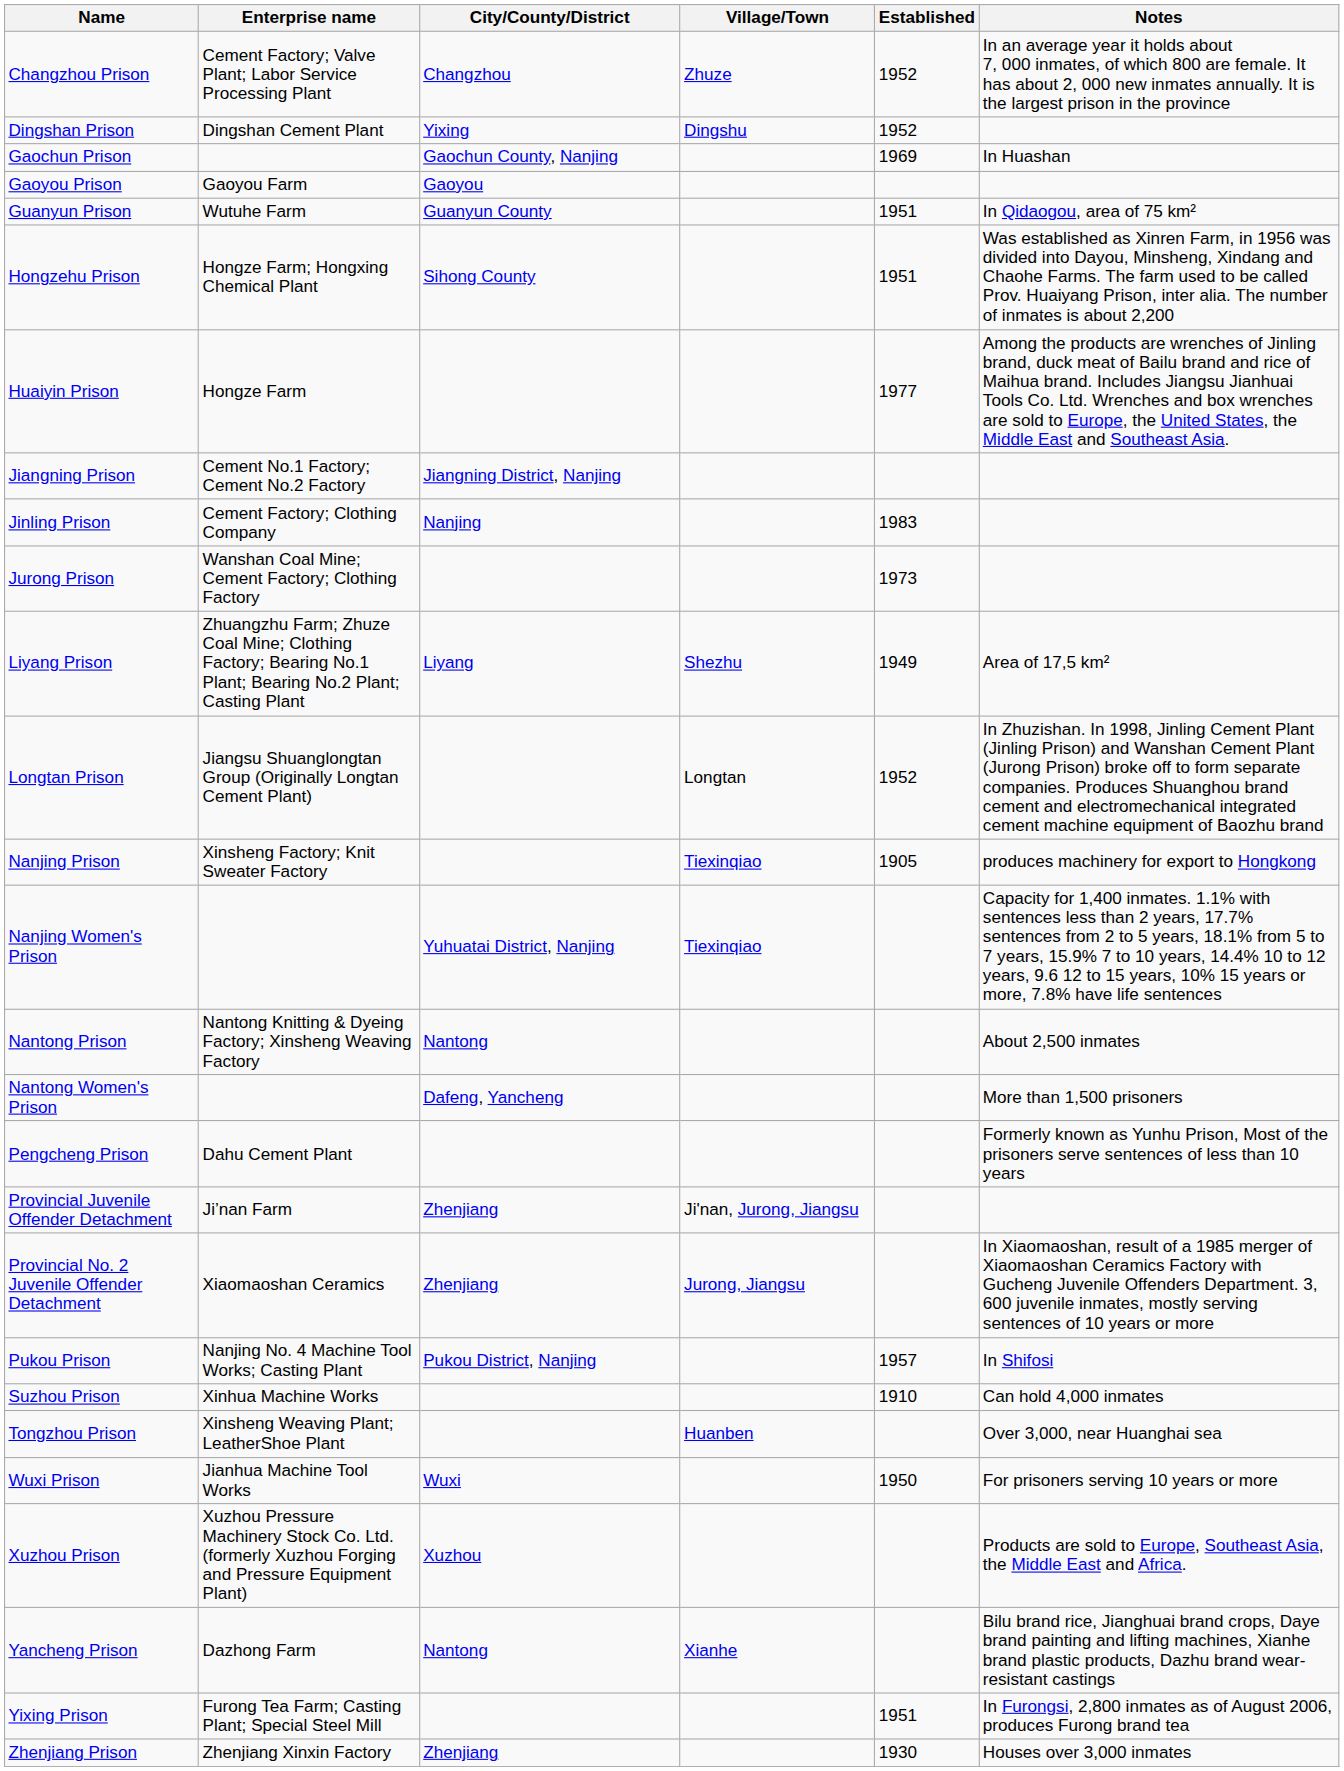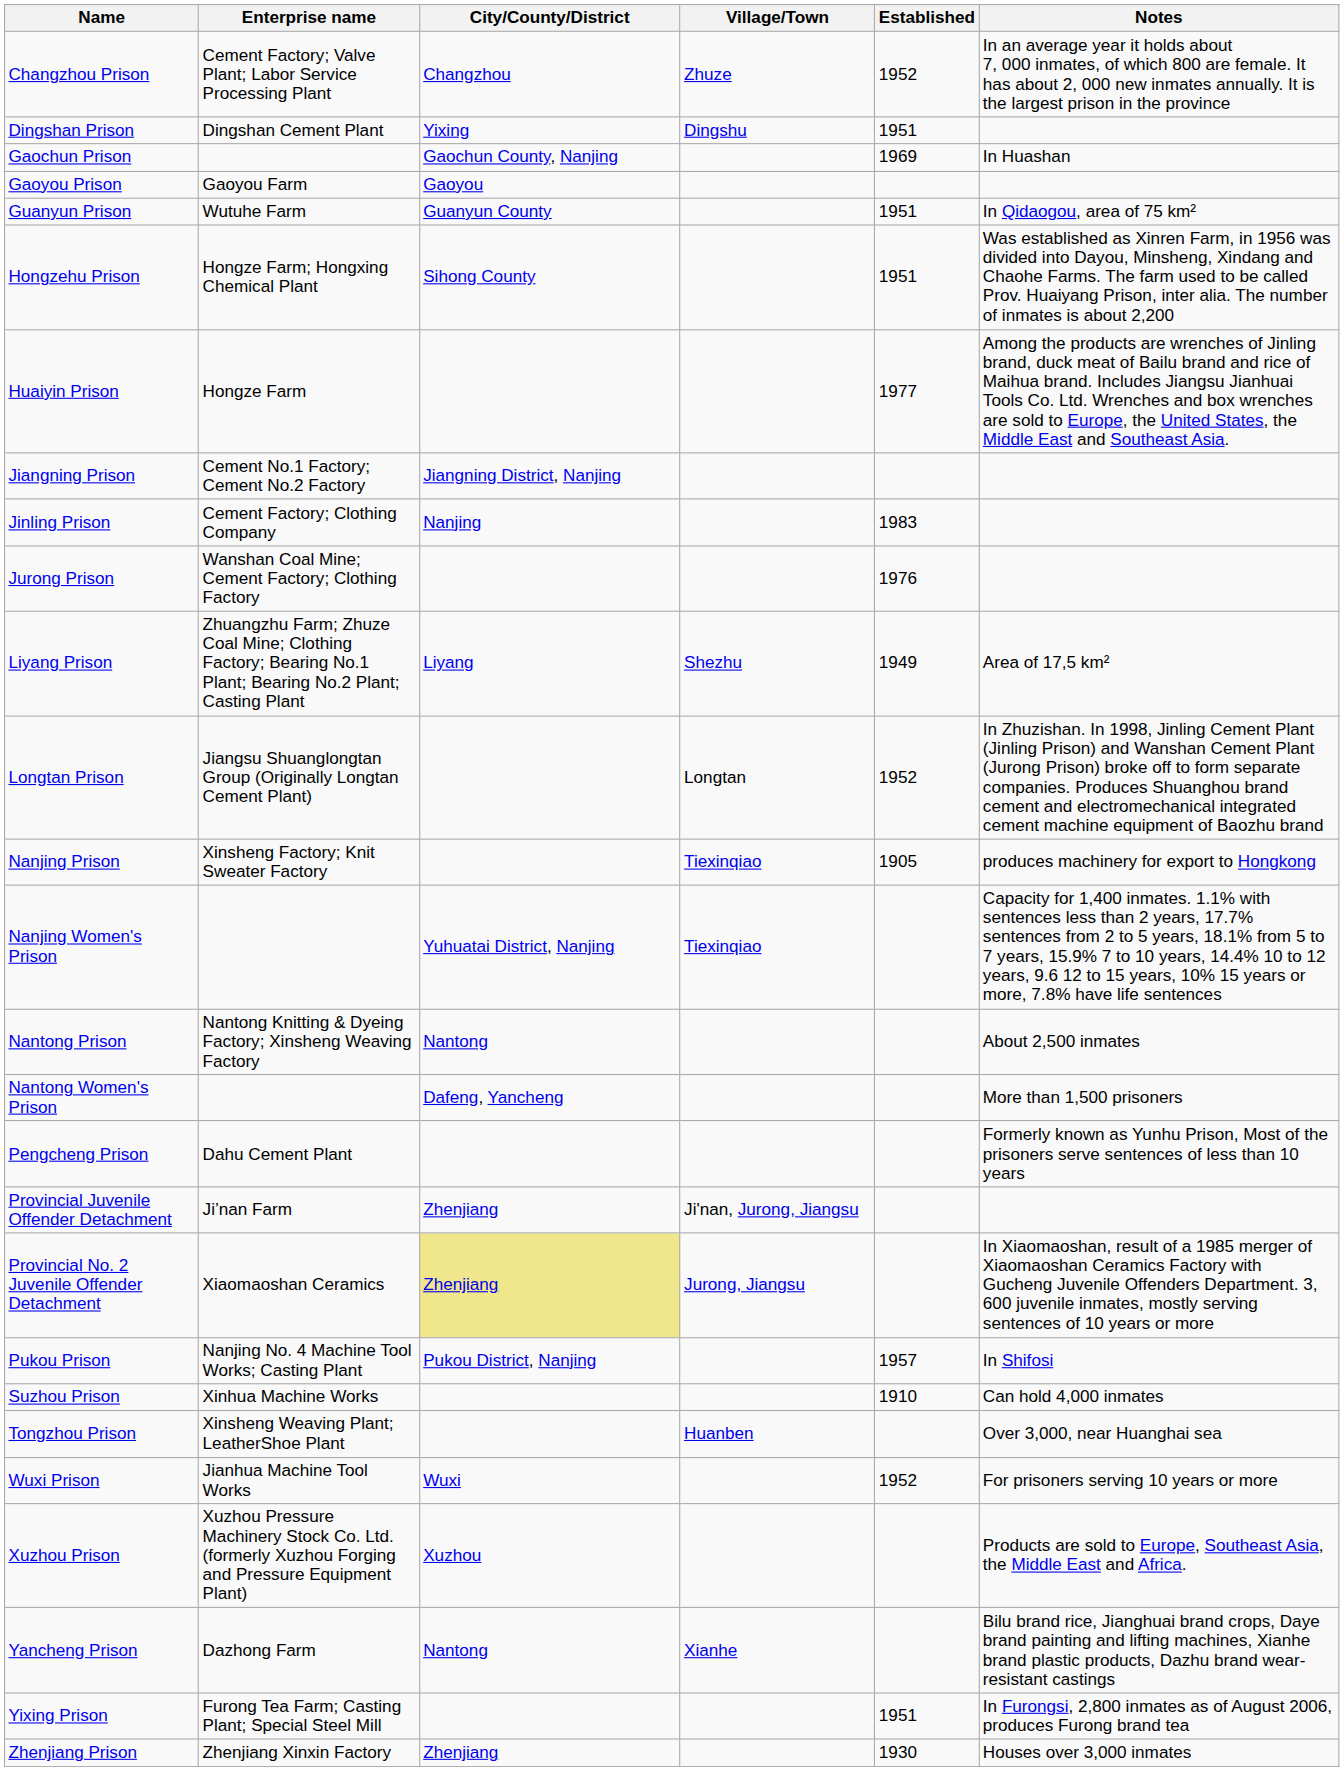(898, 130) 1952 -> (898, 130) 1951
(898, 578) 1973 -> (898, 578) 1976
(461, 1285) no background -> (461, 1285) khaki background
(898, 1480) 1950 -> (898, 1480) 1952
